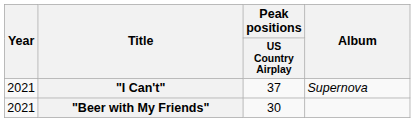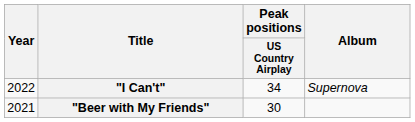(21, 88) 2021 -> (21, 88) 2022
(274, 88) 37 -> (274, 88) 34
